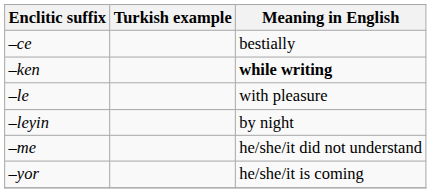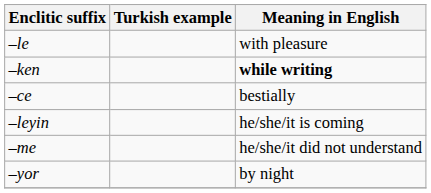rows swapped: (19, 95) <-> (20, 43)
(267, 122) by night -> (302, 122) he/she/it is coming
(302, 174) he/she/it is coming -> (267, 174) by night
